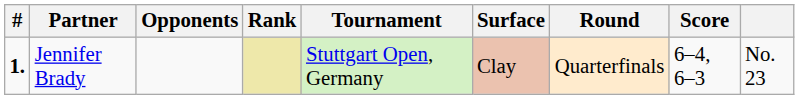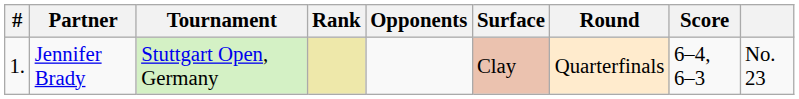columns swapped: (190, 20) <-> (387, 20)
(17, 65) bold -> (17, 65) normal
